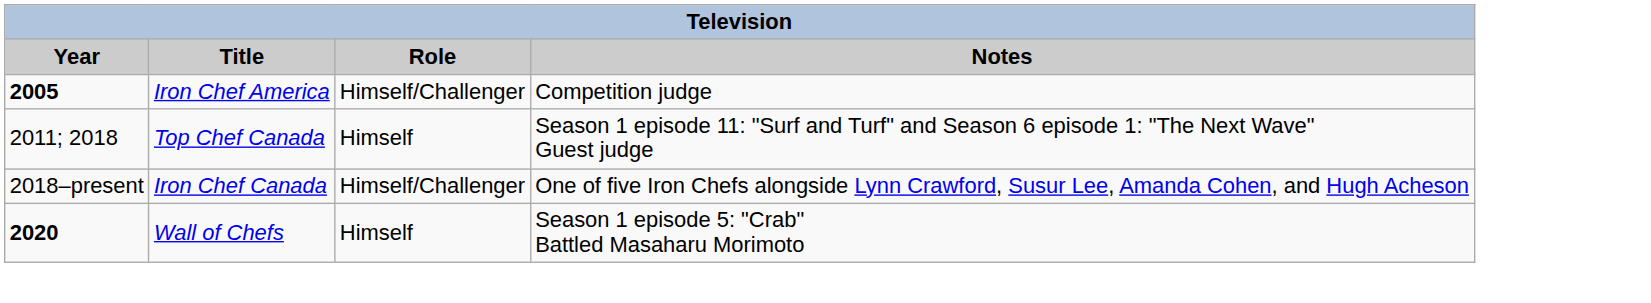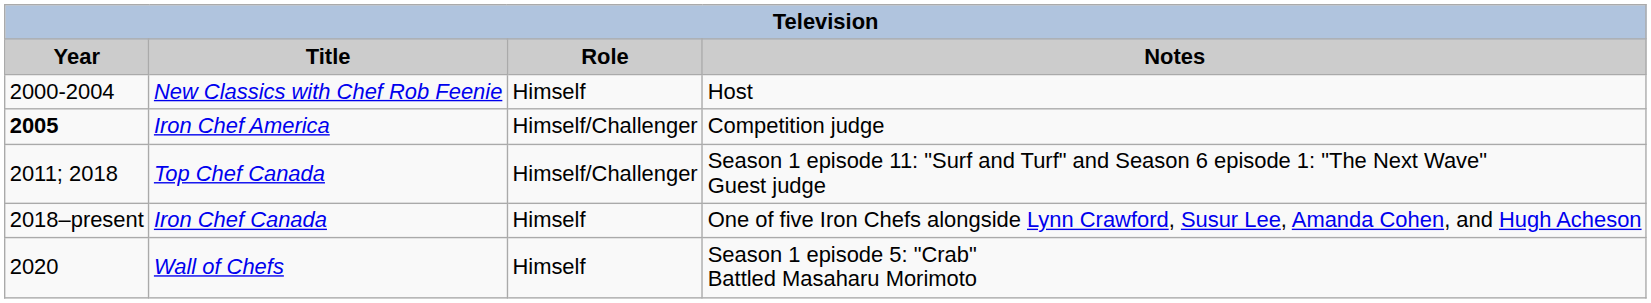+ row: (328, 91)
(376, 138) Himself -> (605, 173) Himself/Challenger
(432, 185) Himself/Challenger -> (549, 220) Himself
(34, 232) bold -> (34, 267) normal
